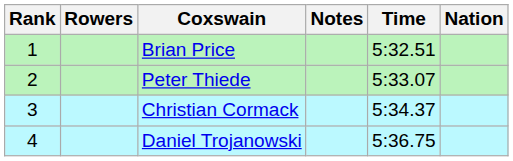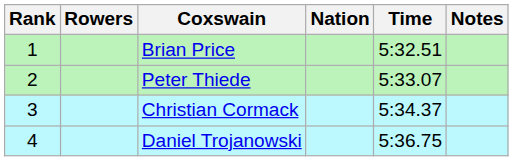columns swapped: (474, 19) <-> (337, 19)
